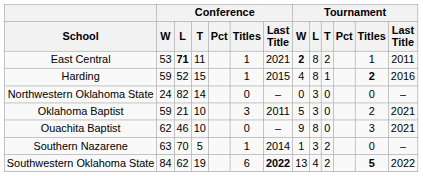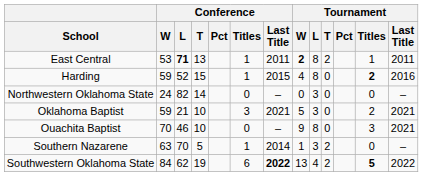(200, 59) 11 -> (200, 59) 13
(278, 59) 2021 -> (278, 59) 2011
(327, 77) 1 -> (327, 77) 0
(278, 111) 2011 -> (278, 111) 2021
(165, 128) 62 -> (165, 128) 70
